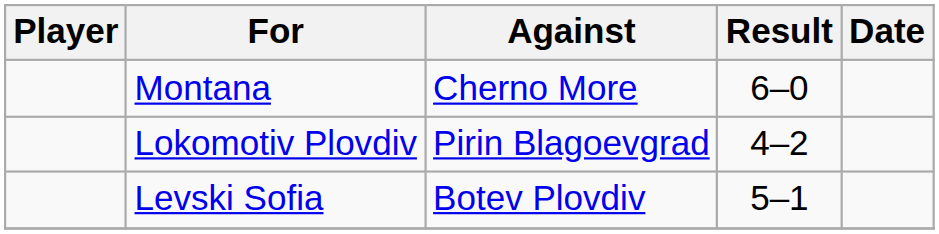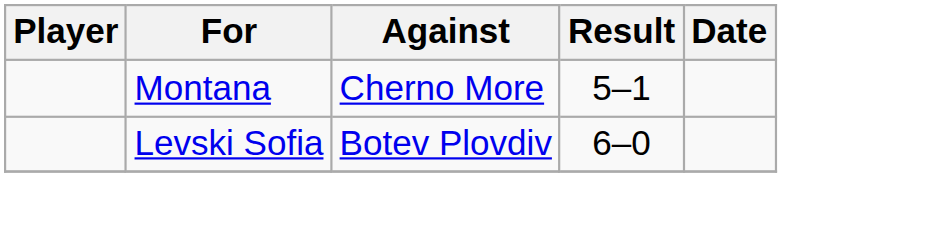(779, 87) 6–0 -> (622, 87) 5–1
- row: (276, 143)
(779, 198) 5–1 -> (622, 143) 6–0
